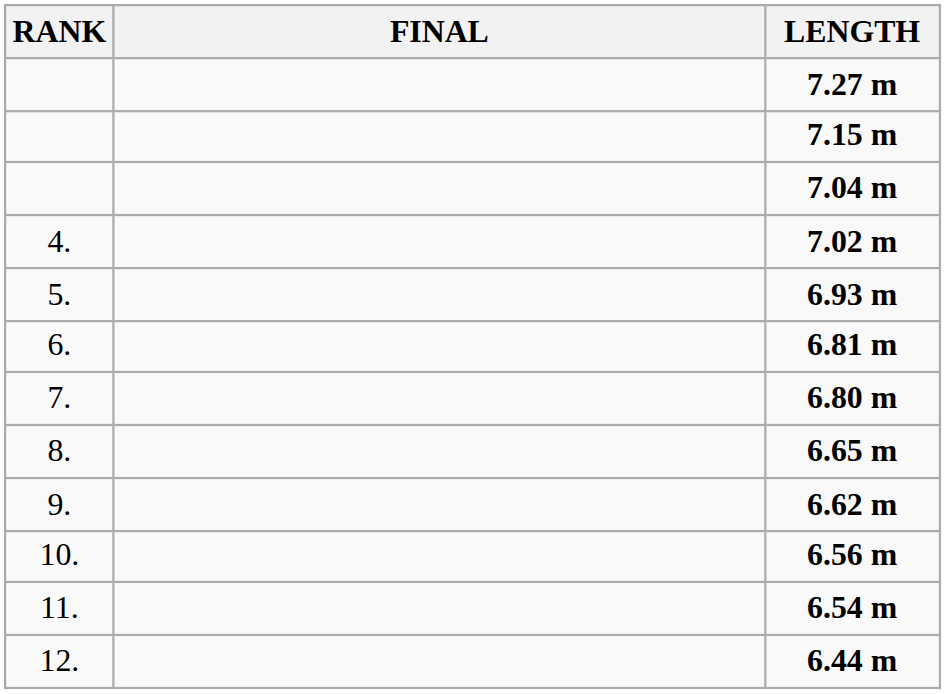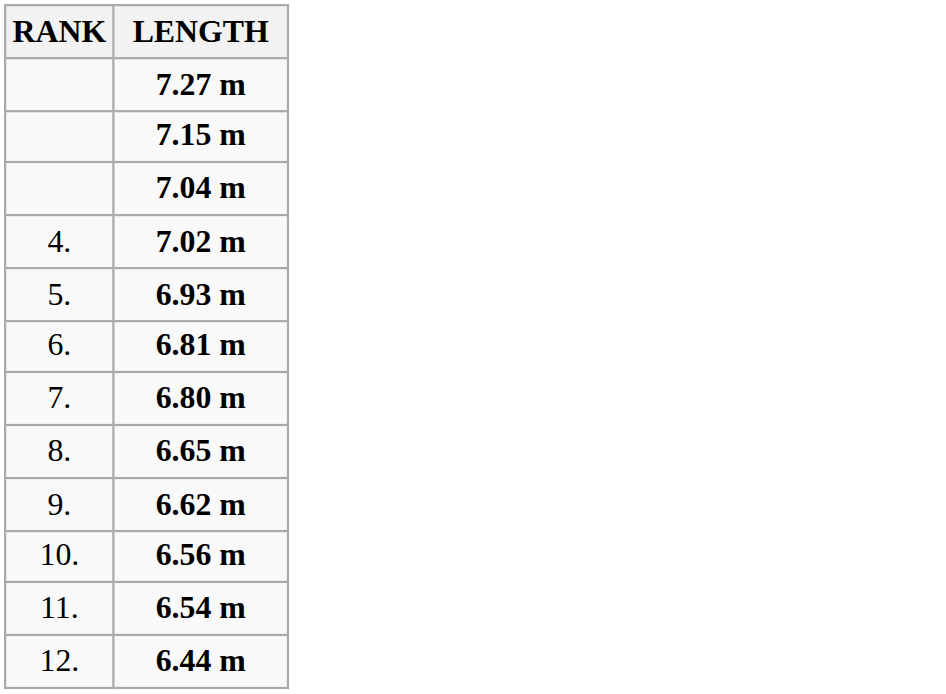- column: (439, 31)
